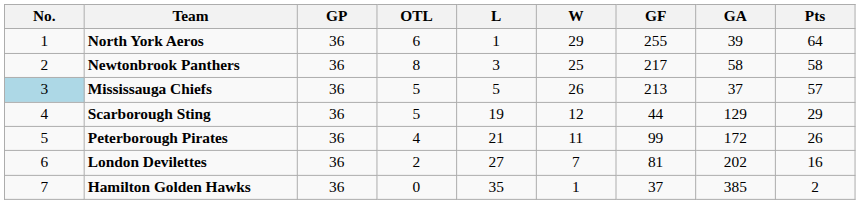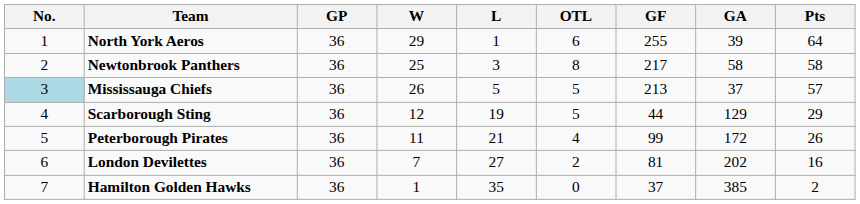columns swapped: (576, 16) <-> (416, 16)
